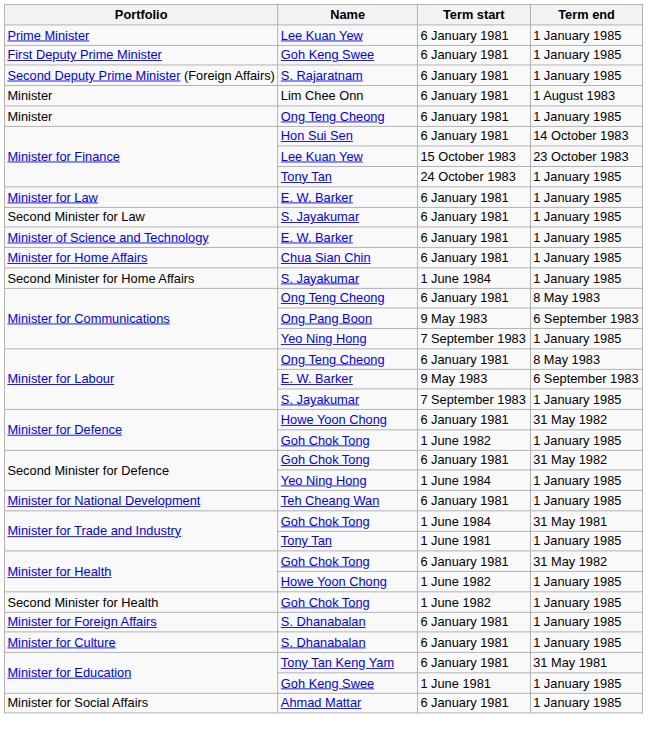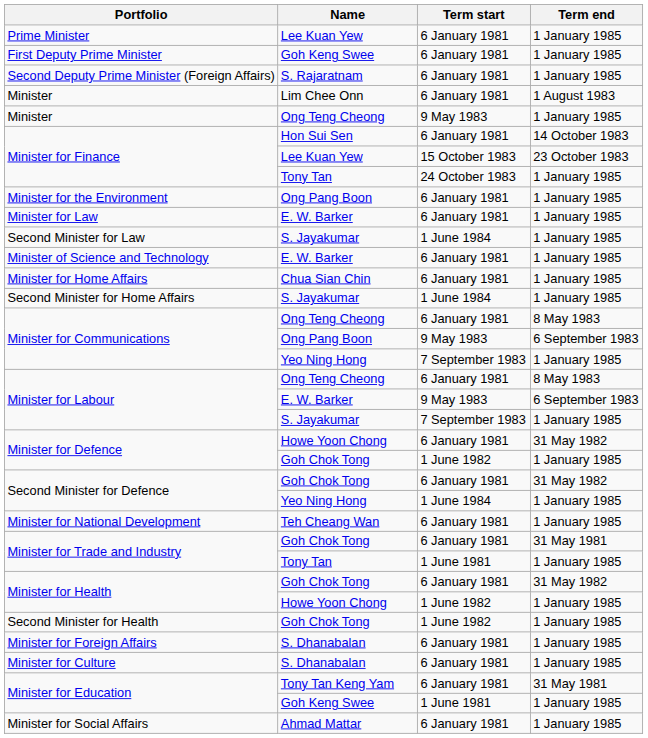(465, 116) 6 January 1981 -> (454, 116) 9 May 1983
+ row: (88, 197)
(465, 217) 6 January 1981 -> (456, 238) 1 June 1984
(456, 521) 1 June 1984 -> (465, 541) 6 January 1981
